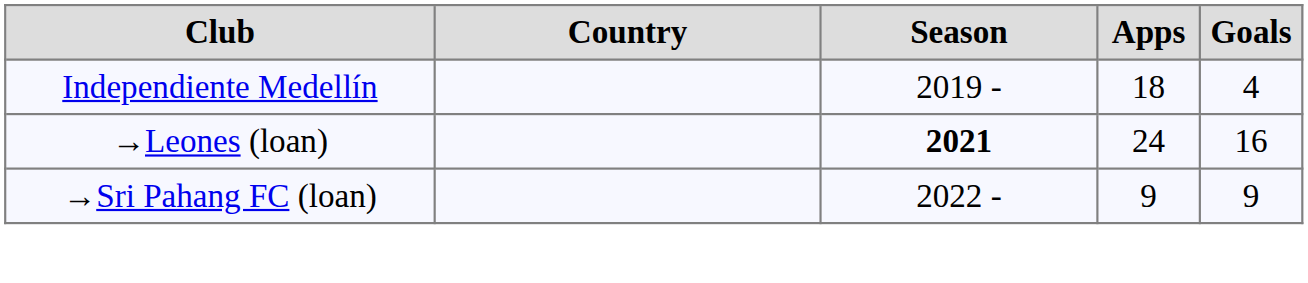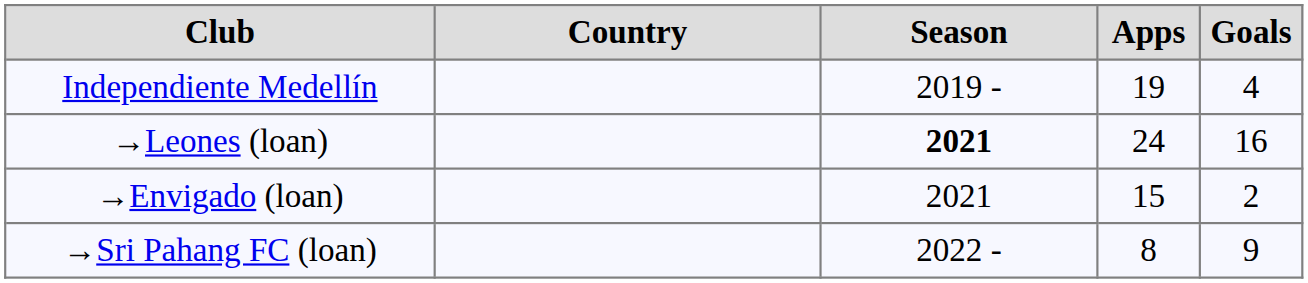(1149, 86) 18 -> (1149, 86) 19
+ row: (220, 195)
(1149, 195) 9 -> (1149, 249) 8
